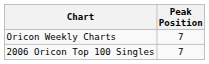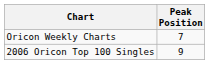(181, 52) 7 -> (181, 52) 9
